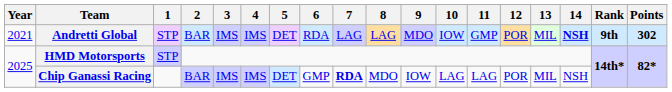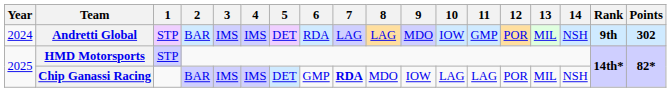(20, 35) 2021 -> (20, 35) 2024
(576, 35) bold -> (575, 35) normal
